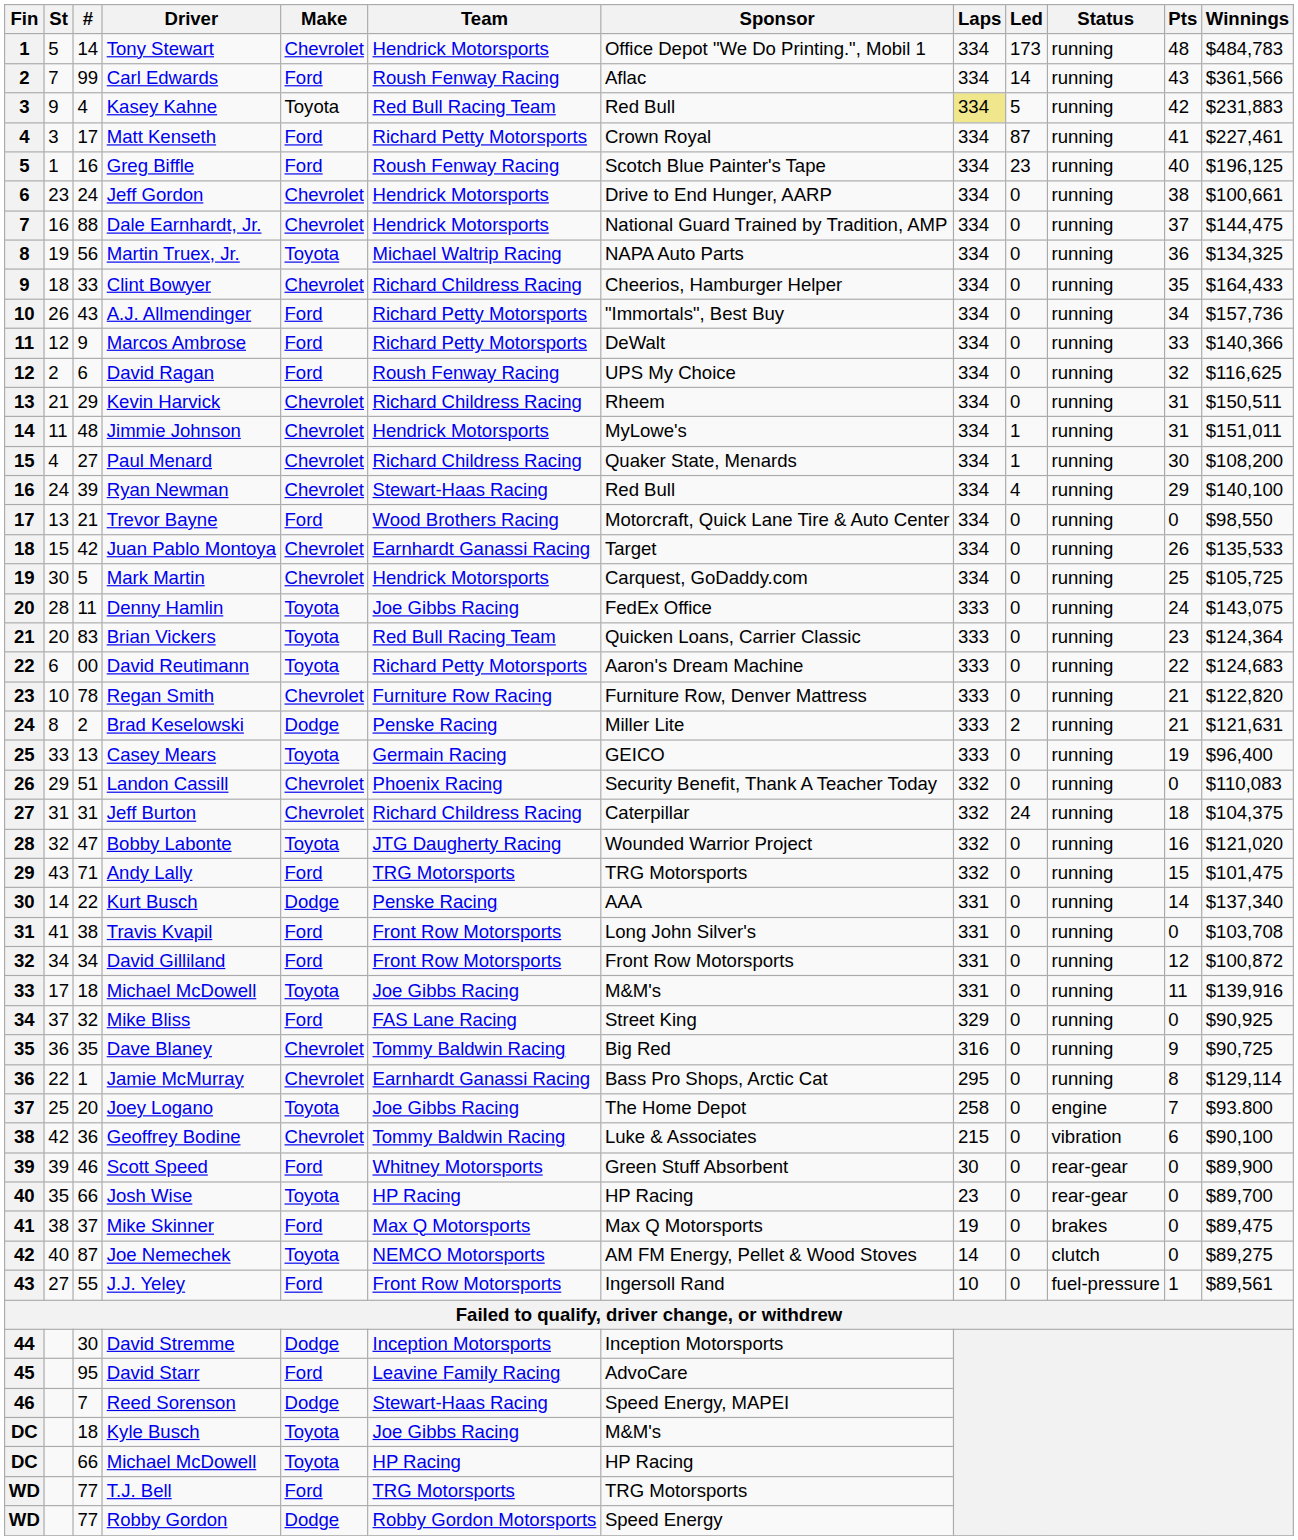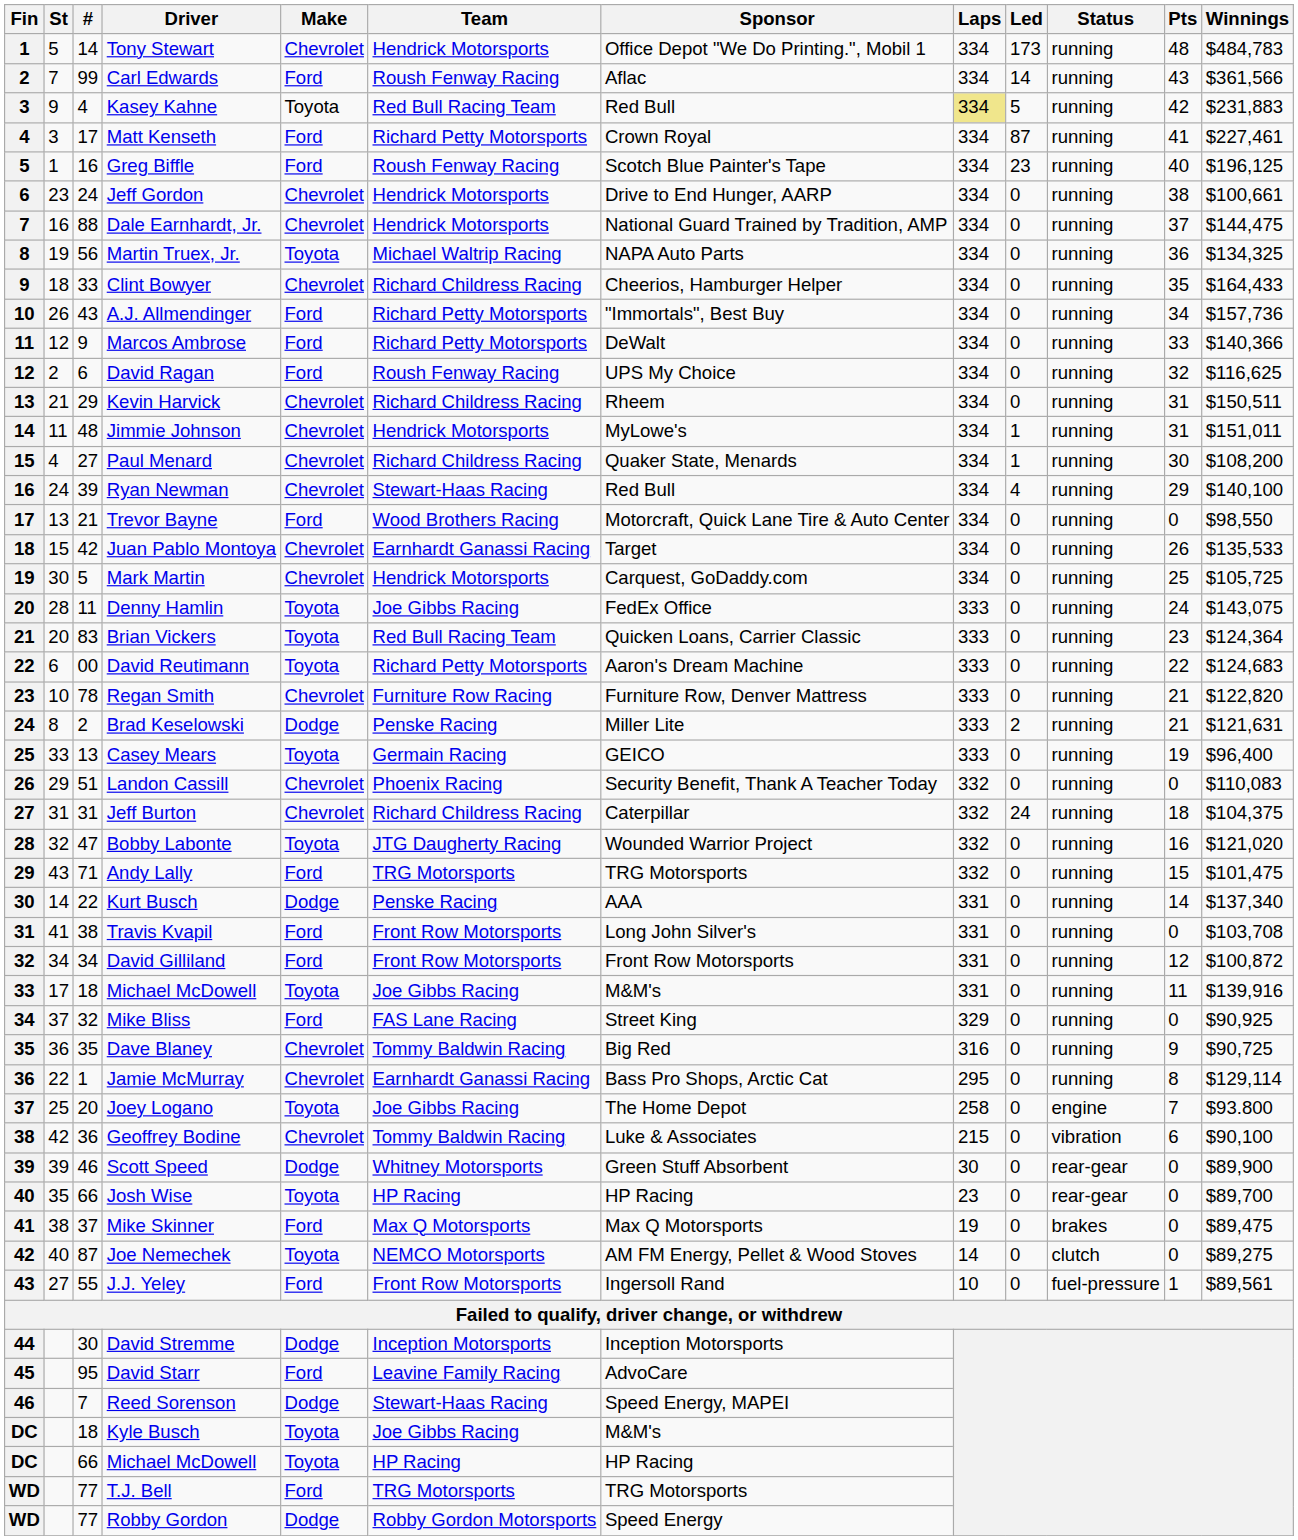(304, 1167) Ford -> (312, 1167) Dodge
